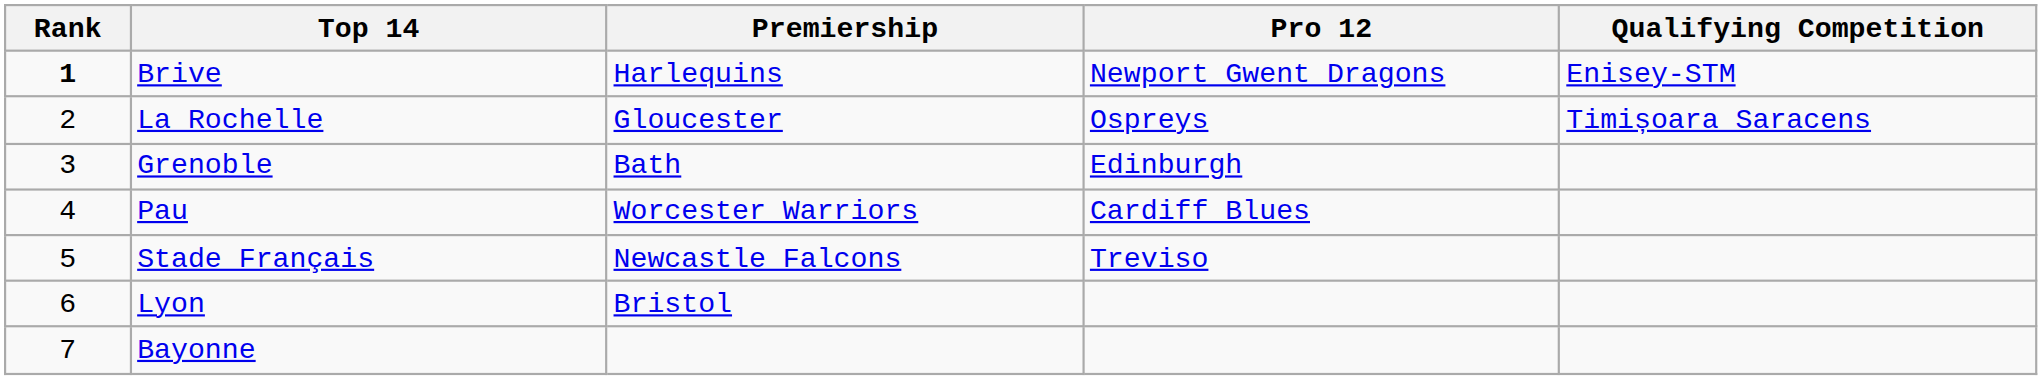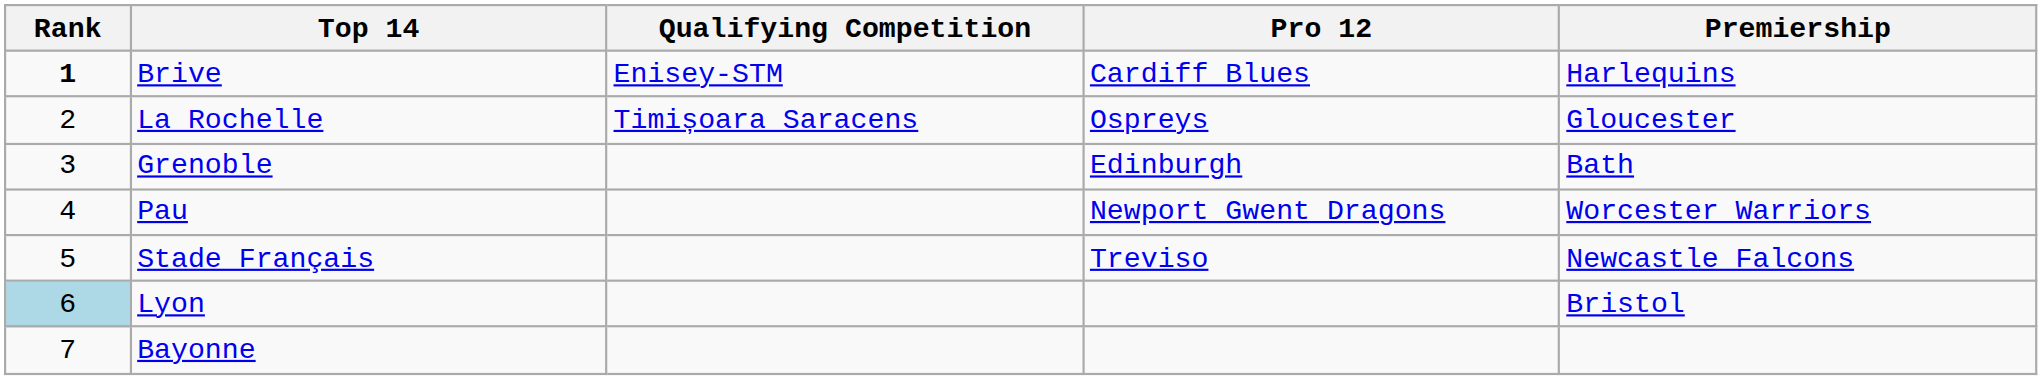columns swapped: (845, 28) <-> (1798, 28)
(1268, 74) Newport Gwent Dragons -> (1200, 74) Cardiff Blues
(1200, 212) Cardiff Blues -> (1268, 212) Newport Gwent Dragons
(68, 304) no background -> (68, 304) lightblue background
